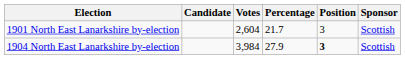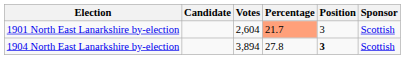(274, 29) no background -> (274, 29) lightsalmon background
(248, 46) 3,984 -> (248, 46) 3,894
(274, 46) 27.9 -> (274, 46) 27.8
